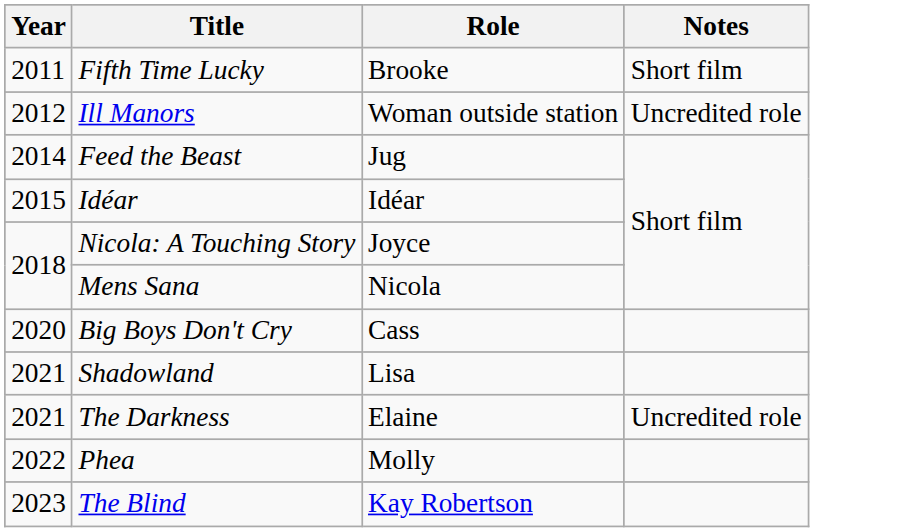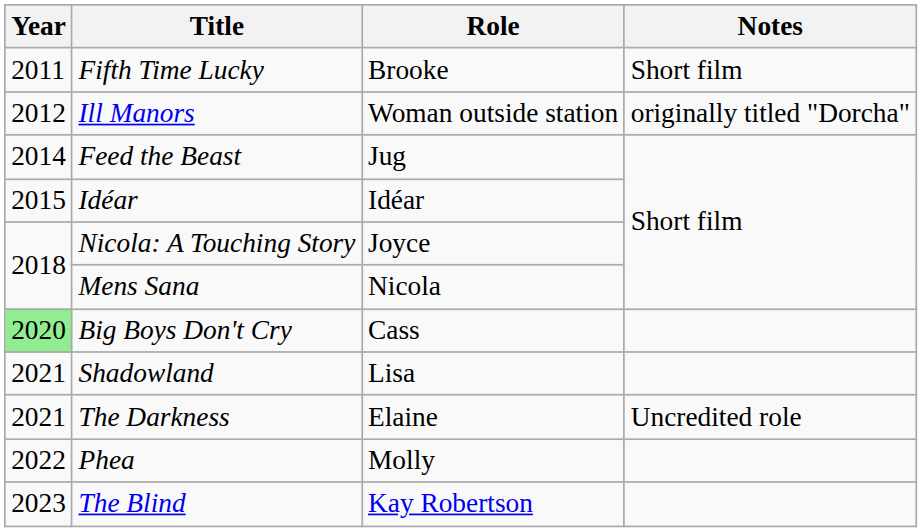(716, 112) Uncredited role -> (770, 112) originally titled "Dorcha"
(39, 329) no background -> (39, 329) lightgreen background
